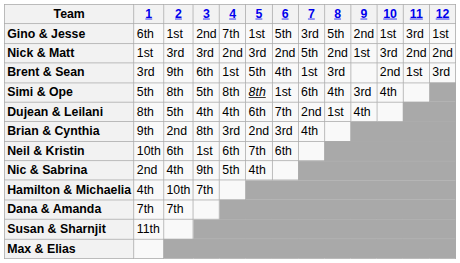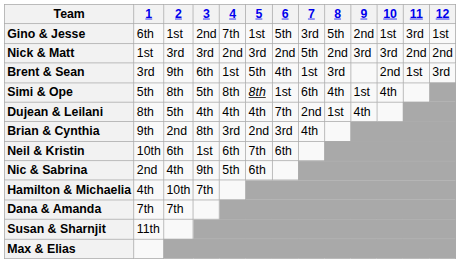(362, 53) 1st -> (362, 53) 3rd
(362, 92) 3rd -> (362, 92) 1st
(257, 111) 6th -> (257, 111) 4th
(257, 170) 4th -> (257, 170) 6th
